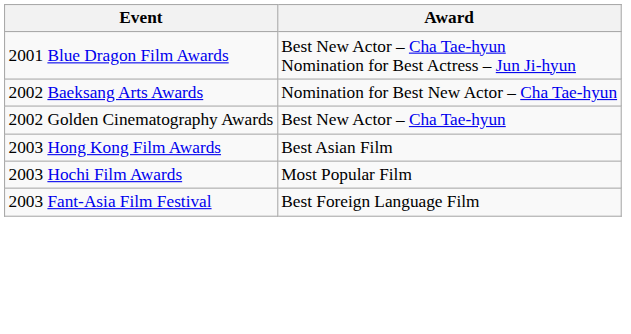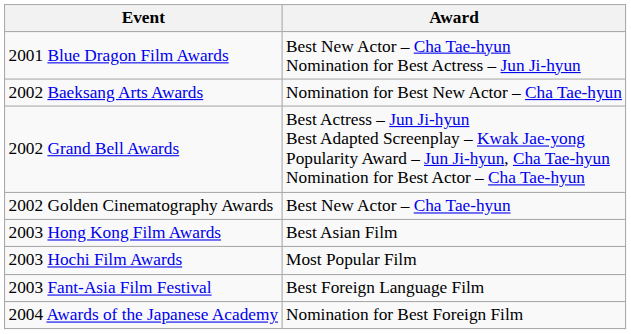+ row: (94, 149)
+ row: (143, 315)
